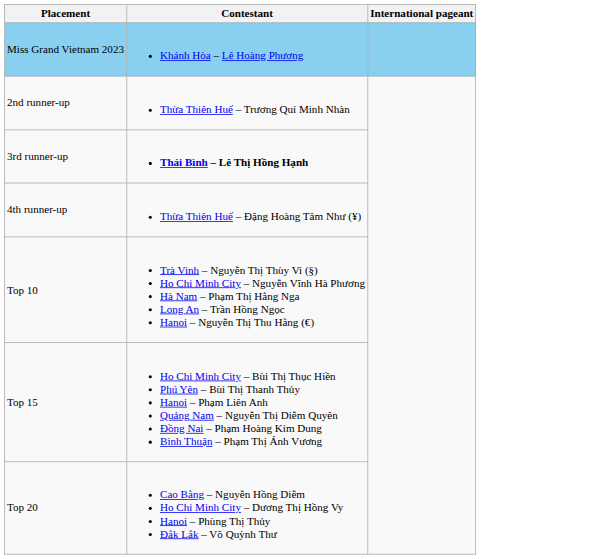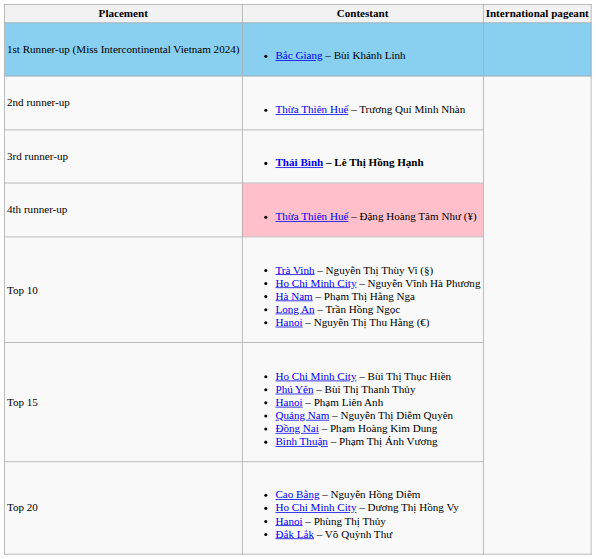- row: (65, 49)
+ row: (123, 49)
(247, 217) no background -> (363, 217) pink background
